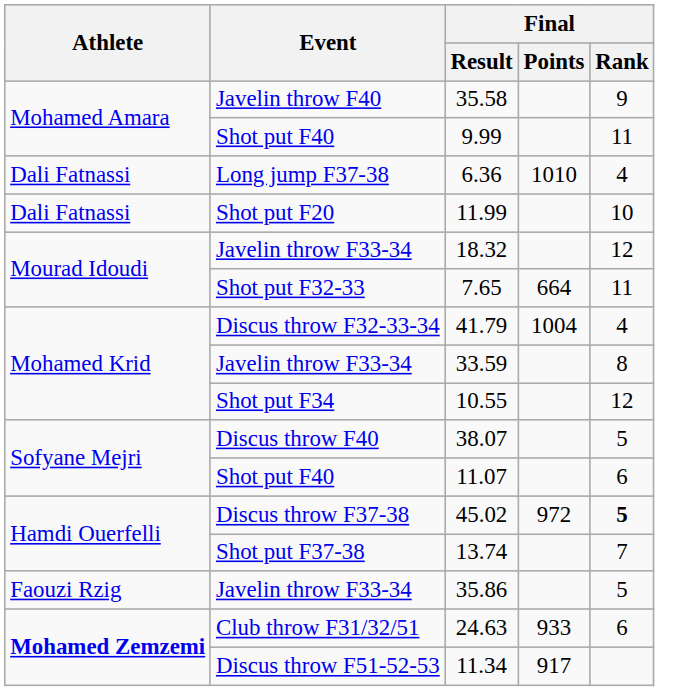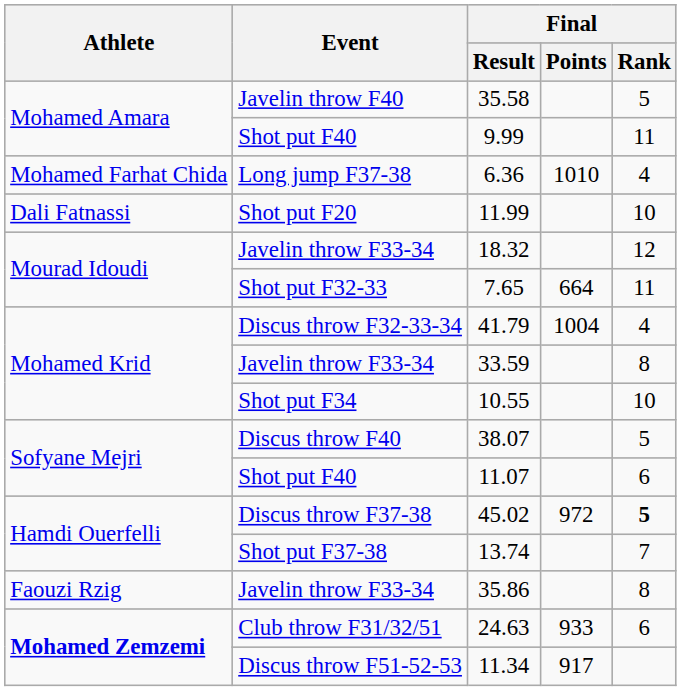(622, 99) 9 -> (644, 99) 5
(70, 174) Dali Fatnassi -> (119, 174) Mohamed Farhat Chida
(622, 401) 12 -> (644, 401) 10
(622, 590) 5 -> (644, 590) 8
